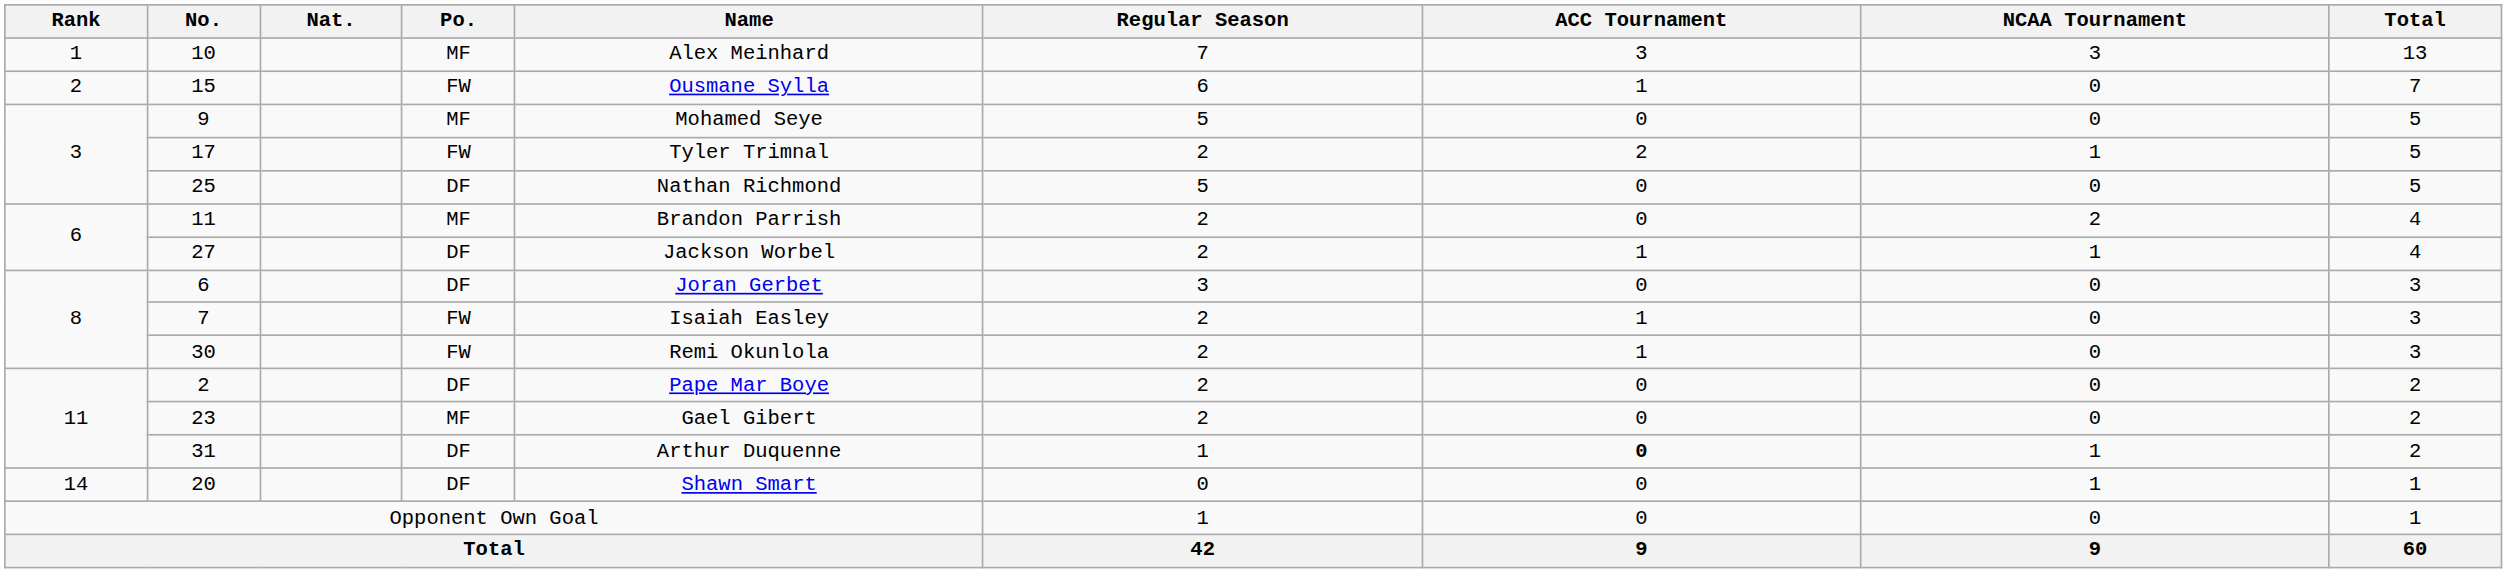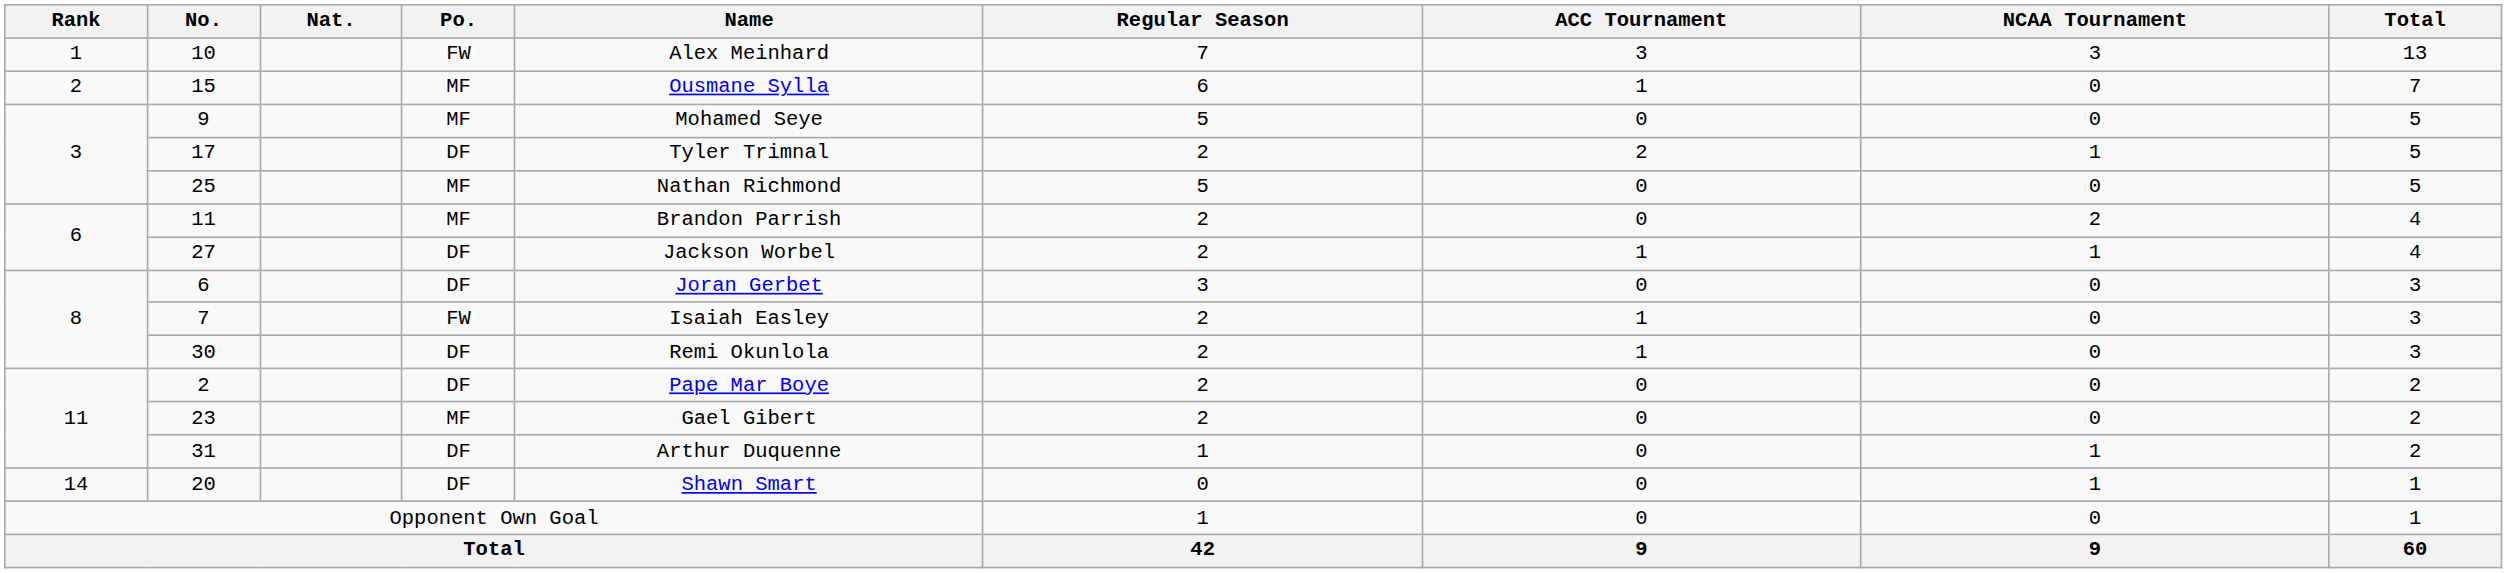(459, 55) MF -> (459, 55) FW
(459, 88) FW -> (459, 88) MF
(459, 154) FW -> (459, 154) DF
(459, 187) DF -> (459, 187) MF
(459, 353) FW -> (459, 353) DF
(1641, 452) bold -> (1641, 452) normal
